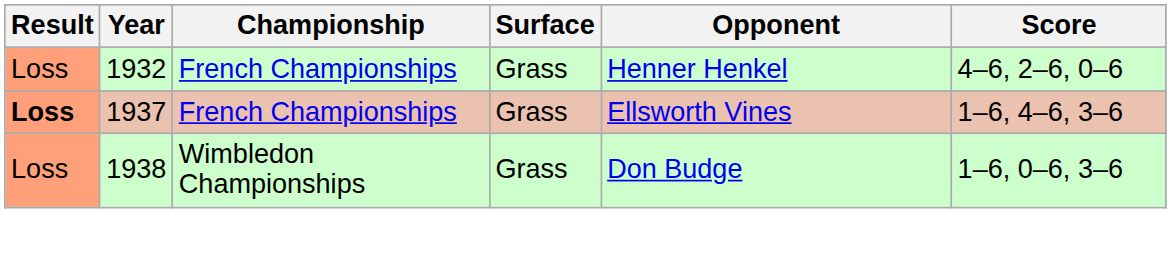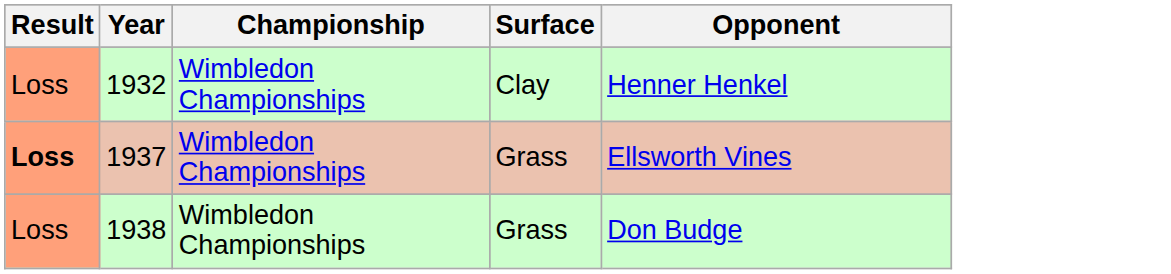- column: (1059, 25)
(318, 68) French Championships -> (272, 84) Wimbledon Championships
(532, 68) Grass -> (523, 84) Clay
(318, 111) French Championships -> (272, 157) Wimbledon Championships
